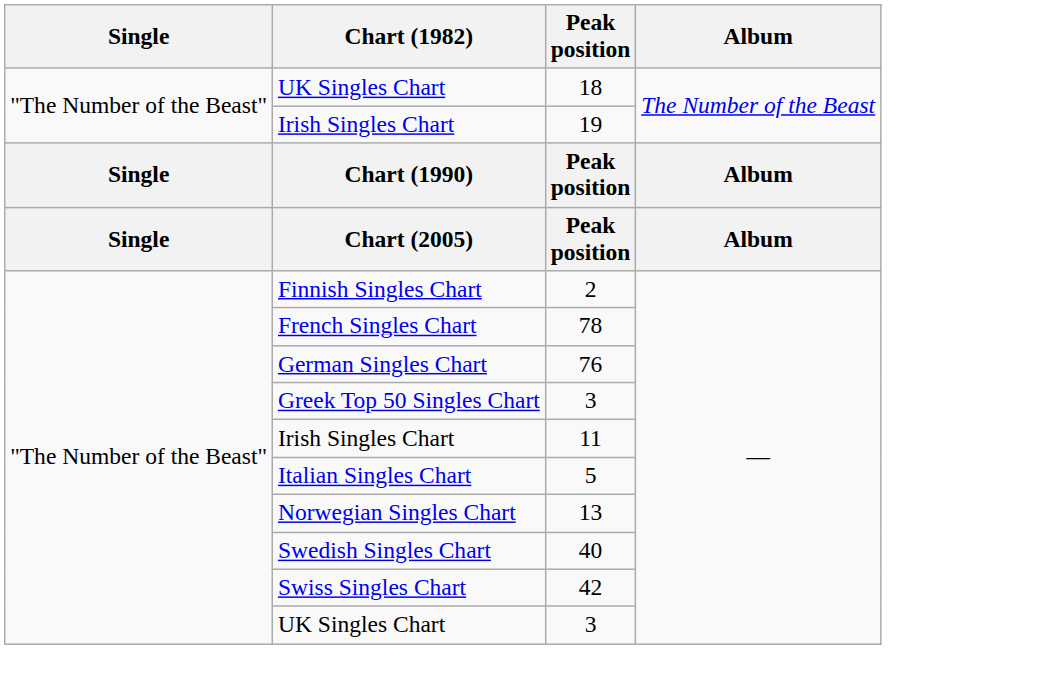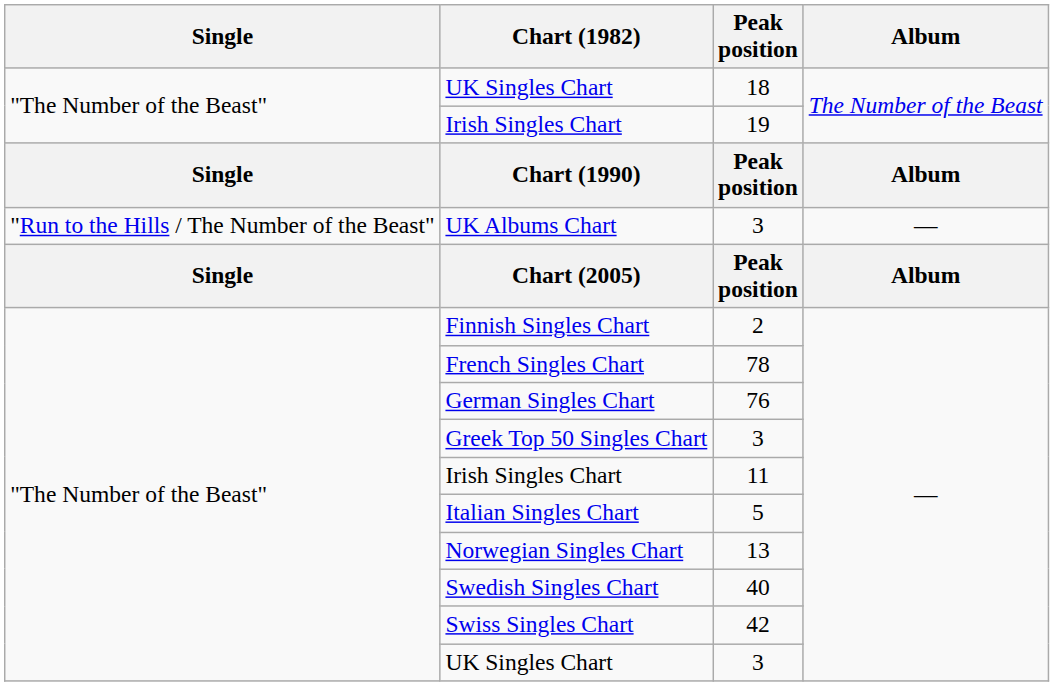+ row: (531, 225)
